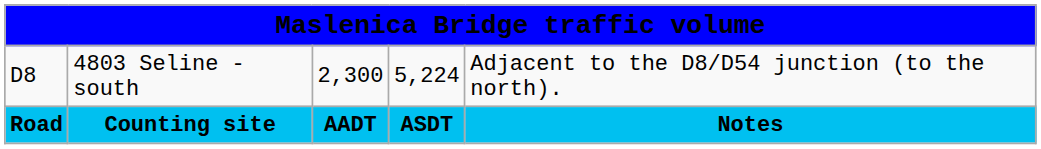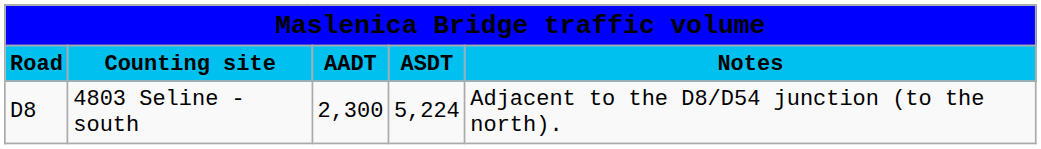rows swapped: (36, 125) <-> (23, 76)
